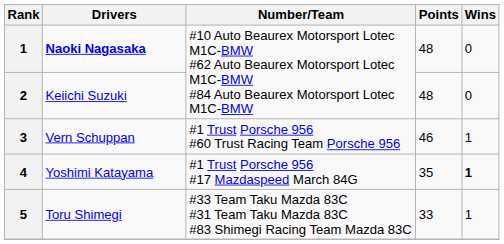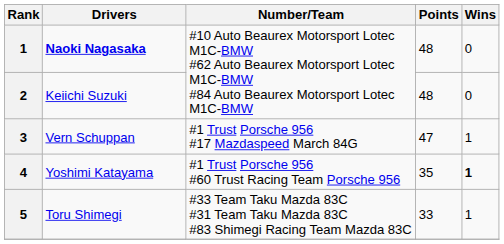(295, 137) #1 Trust Porsche 956 #60 Trust Racing Team Porsche 956 -> (273, 137) #1 Trust Porsche 956 #17 Mazdaspeed March 84G
(426, 137) 46 -> (426, 137) 47
(273, 172) #1 Trust Porsche 956 #17 Mazdaspeed March 84G -> (295, 172) #1 Trust Porsche 956 #60 Trust Racing Team Porsche 956
